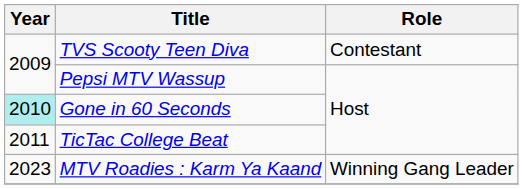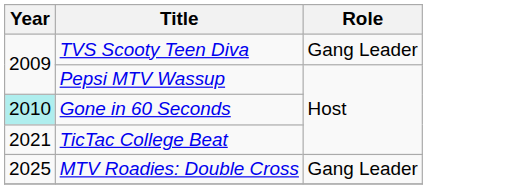(376, 49) Contestant -> (363, 49) Gang Leader
(29, 139) 2011 -> (30, 139) 2021
- row: (190, 169)
+ row: (179, 169)
